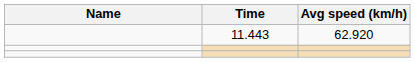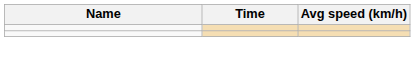- row: (250, 34)
